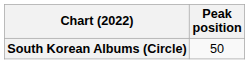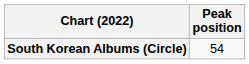(217, 48) 50 -> (217, 48) 54
